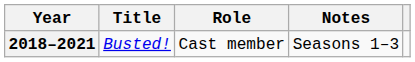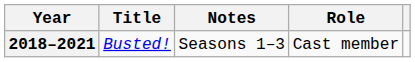columns swapped: (232, 18) <-> (346, 18)
